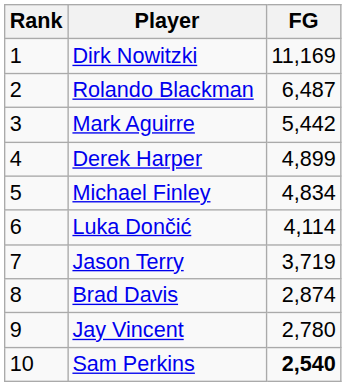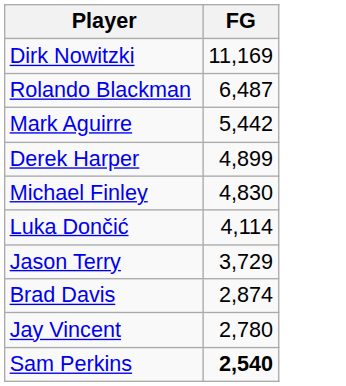- column: (36, 21)
(309, 192) 4,834 -> (246, 192) 4,830
(309, 261) 3,719 -> (246, 261) 3,729
